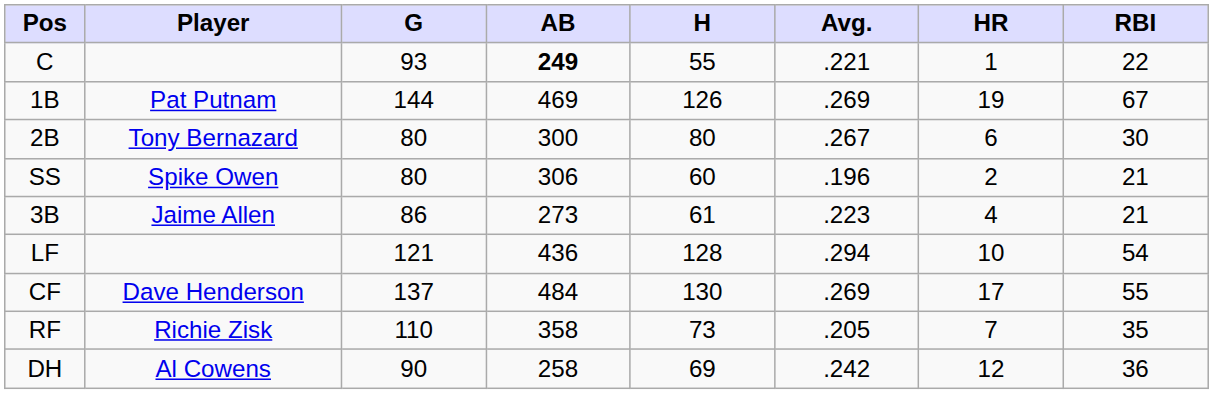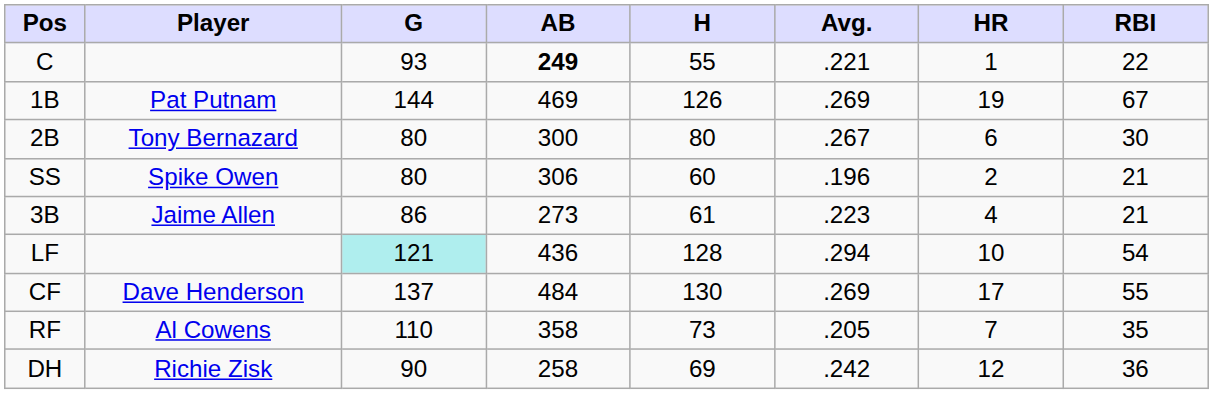(414, 253) no background -> (414, 253) paleturquoise background
(213, 330) Richie Zisk -> (213, 330) Al Cowens
(213, 368) Al Cowens -> (213, 368) Richie Zisk
